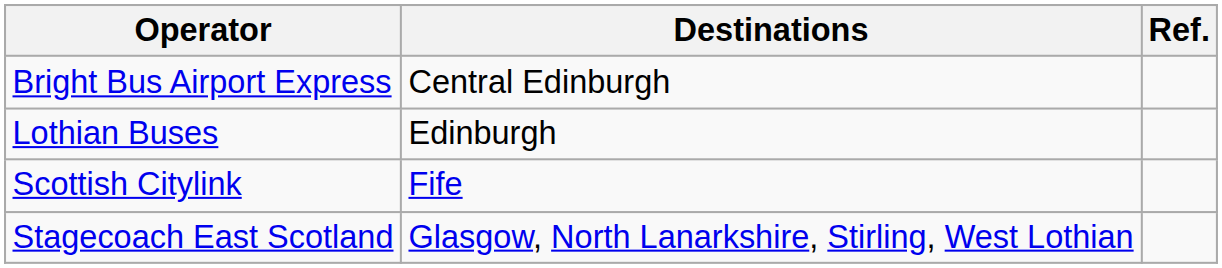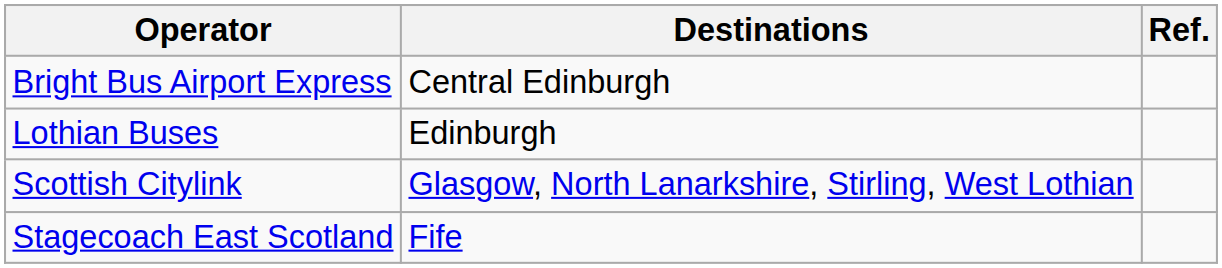(436, 184) Fife -> (771, 184) Glasgow, North Lanarkshire, Stirling, West Lothian
(771, 236) Glasgow, North Lanarkshire, Stirling, West Lothian -> (436, 236) Fife
